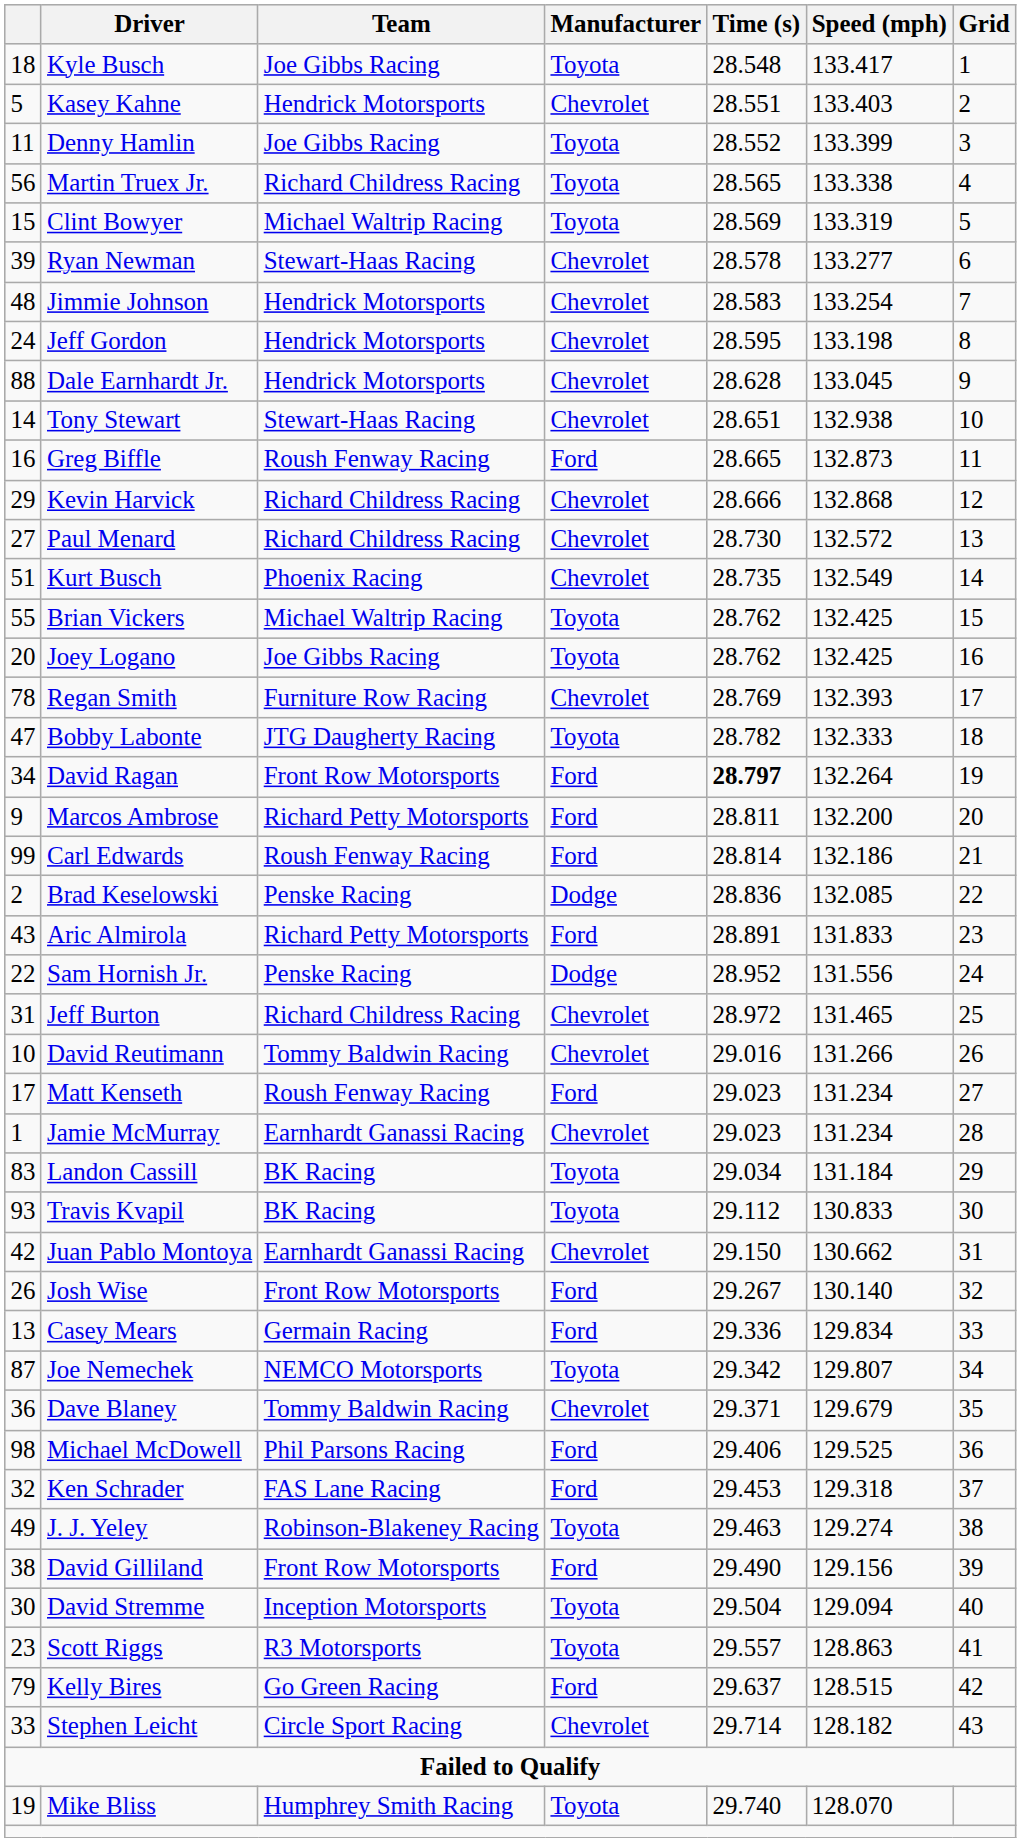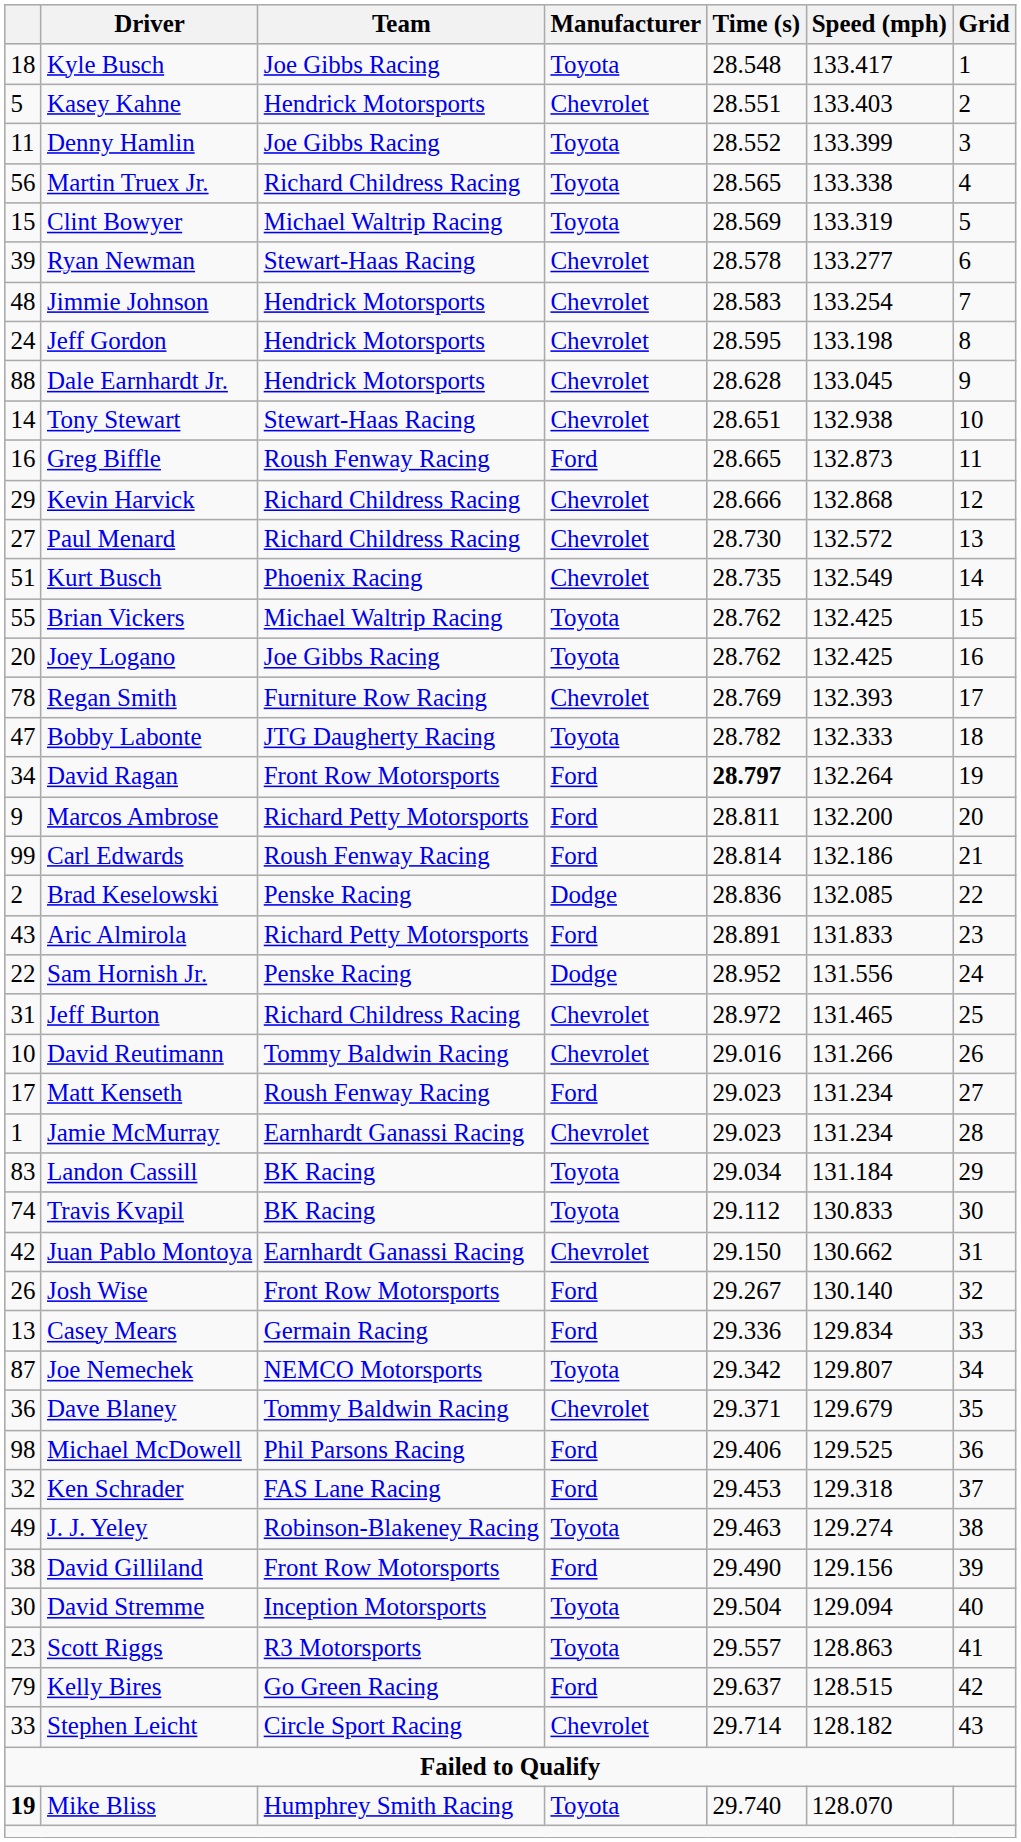(23, 1211) 93 -> (23, 1211) 74
(23, 1805) normal -> (23, 1805) bold
